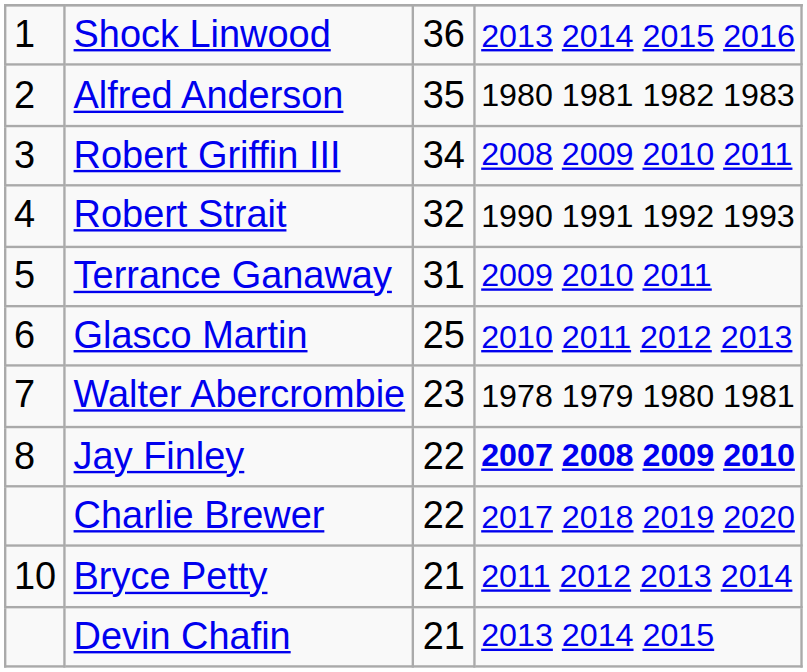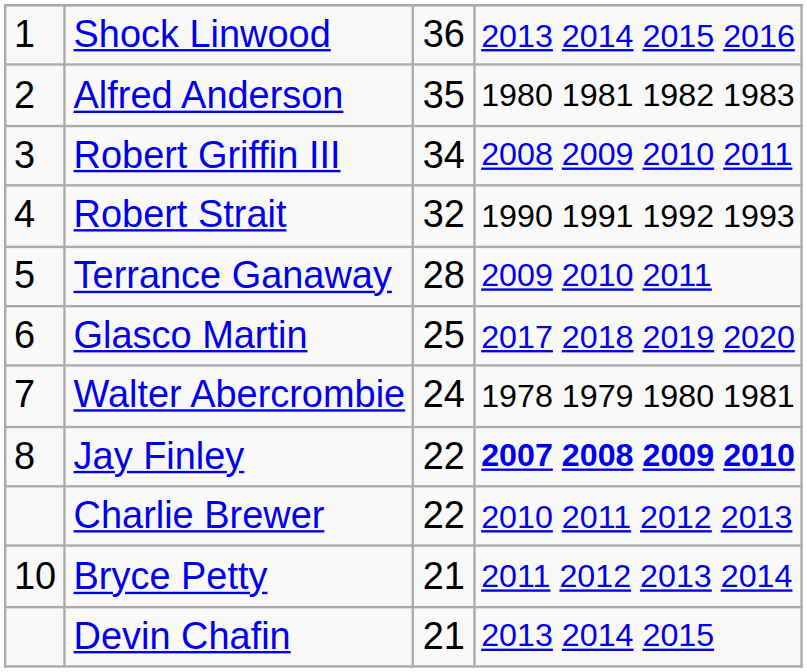(444, 275) 31 -> (444, 275) 28
(637, 336) 2010 2011 2012 2013 -> (638, 336) 2017 2018 2019 2020
(444, 395) 23 -> (444, 395) 24
(638, 516) 2017 2018 2019 2020 -> (637, 516) 2010 2011 2012 2013
